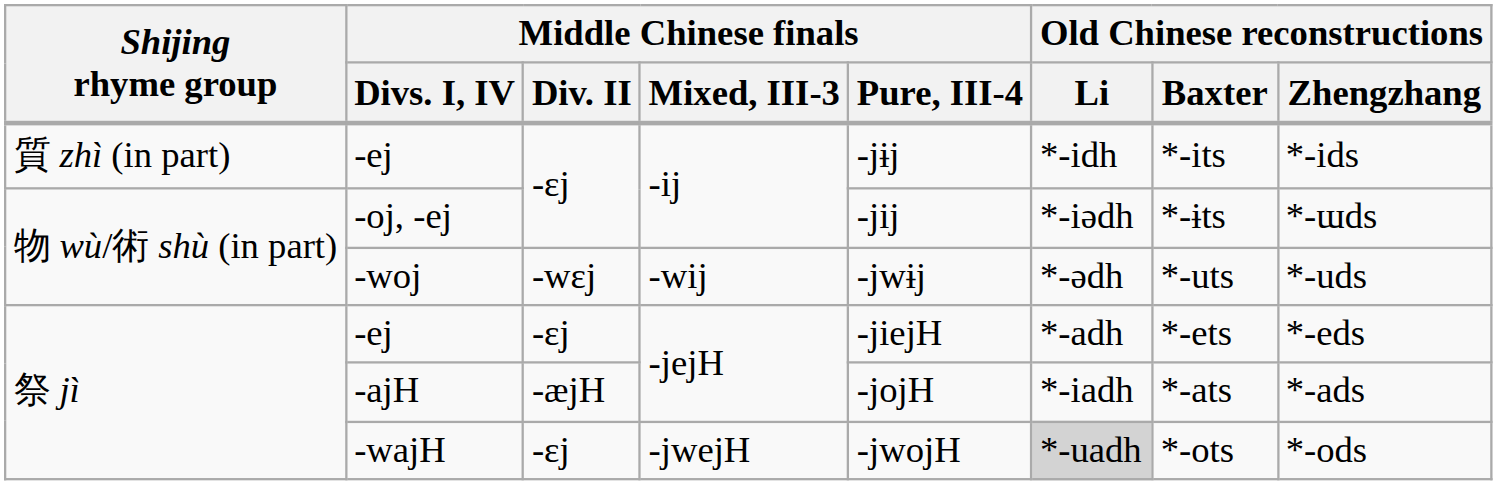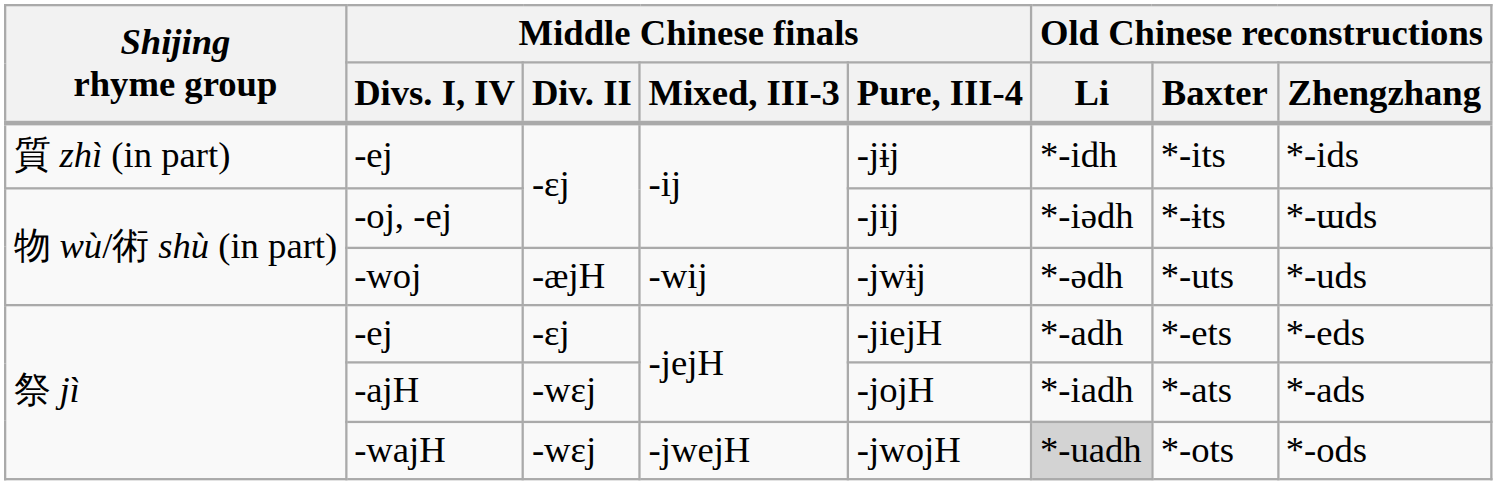(564, 275) -wɛj -> (569, 275) -æjH
(569, 391) -æjH -> (564, 391) -wɛj
(551, 449) -ɛj -> (564, 449) -wɛj
